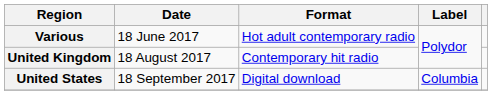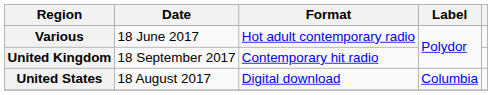(164, 57) 18 August 2017 -> (177, 57) 18 September 2017
(177, 79) 18 September 2017 -> (164, 79) 18 August 2017
